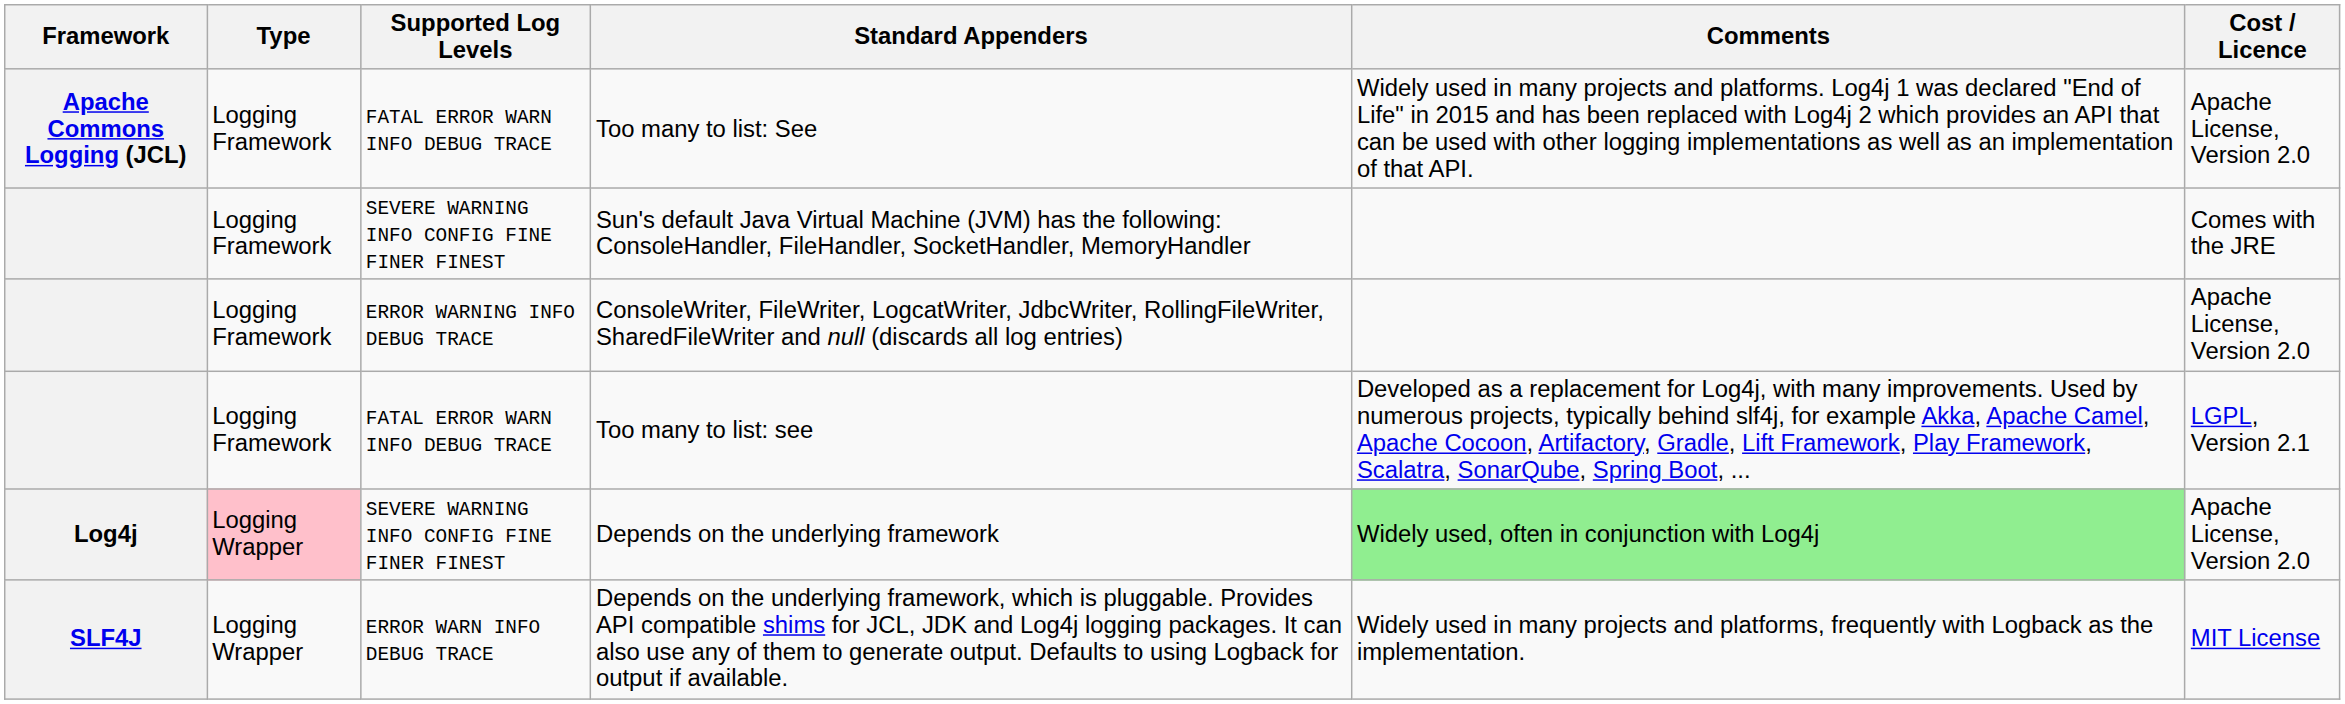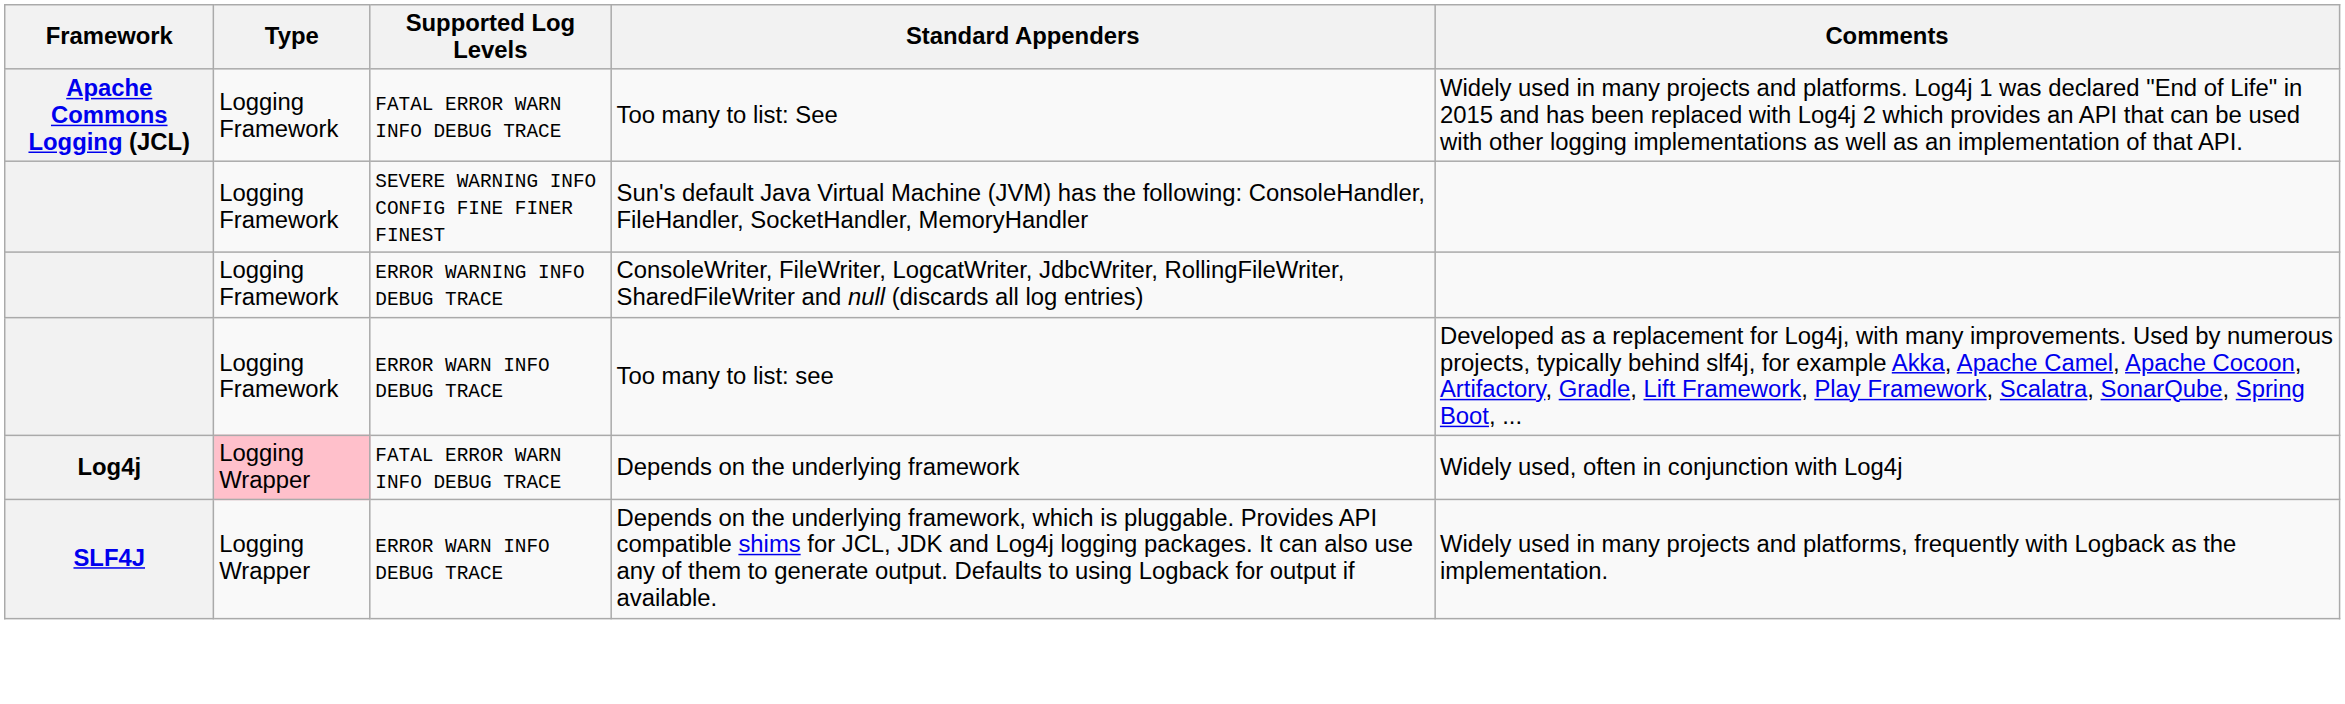- column: (2262, 36)
(459, 432) FATAL ERROR WARN INFO DEBUG TRACE -> (463, 378) ERROR WARN INFO DEBUG TRACE
(459, 537) SEVERE WARNING INFO CONFIG FINE FINER FINEST -> (468, 470) FATAL ERROR WARN INFO DEBUG TRACE
(1588, 534) lightgreen background -> (1671, 467) no background
